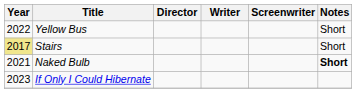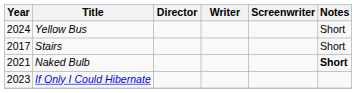(19, 29) 2022 -> (19, 29) 2024
(19, 46) khaki background -> (19, 46) no background
